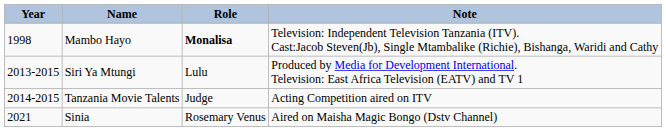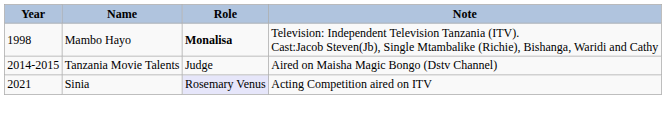- row: (100, 72)
(352, 98) Acting Competition aired on ITV -> (384, 65) Aired on Maisha Magic Bongo (Dstv Channel)
(225, 117) no background -> (225, 84) lavender background
(384, 117) Aired on Maisha Magic Bongo (Dstv Channel) -> (352, 84) Acting Competition aired on ITV
